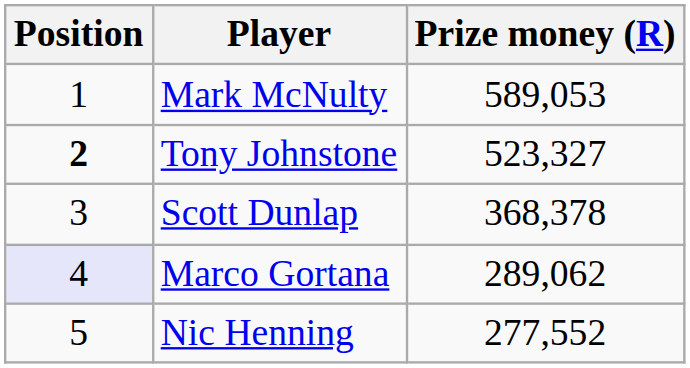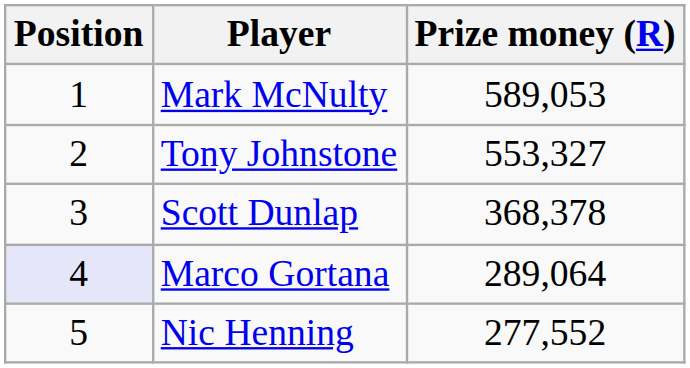(79, 153) bold -> (79, 153) normal
(545, 153) 523,327 -> (545, 153) 553,327
(545, 272) 289,062 -> (545, 272) 289,064
